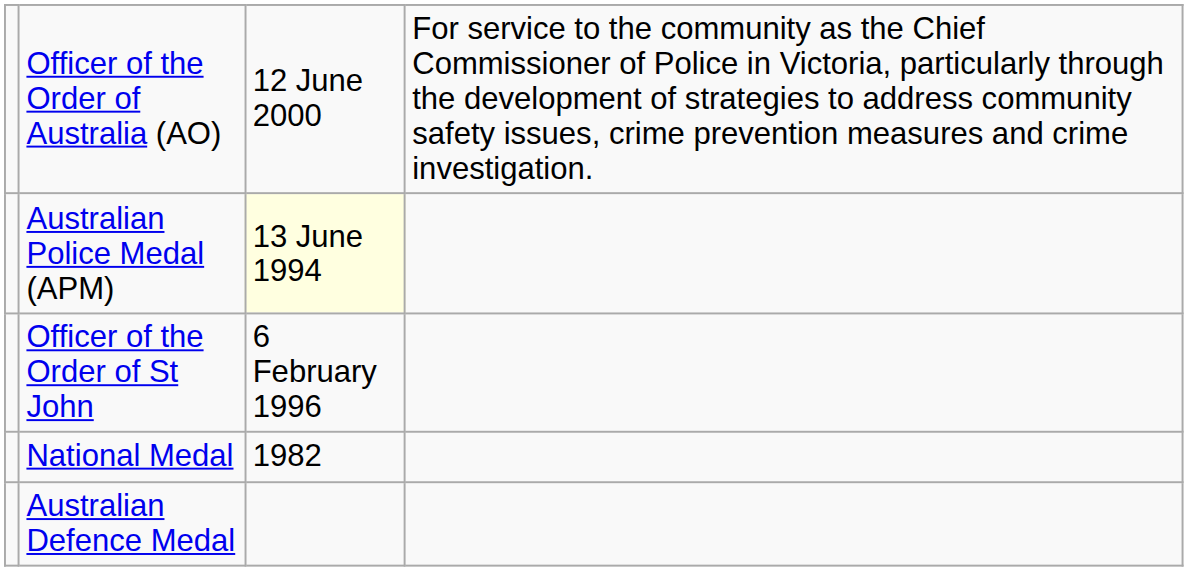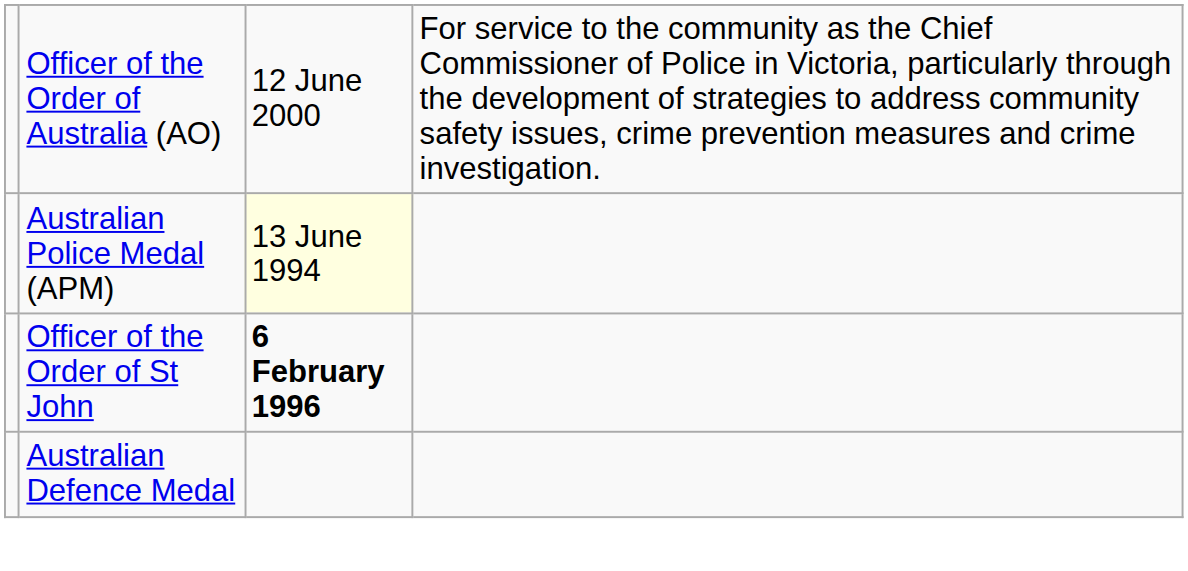(315, 372) normal -> (318, 372) bold
- row: (130, 456)
